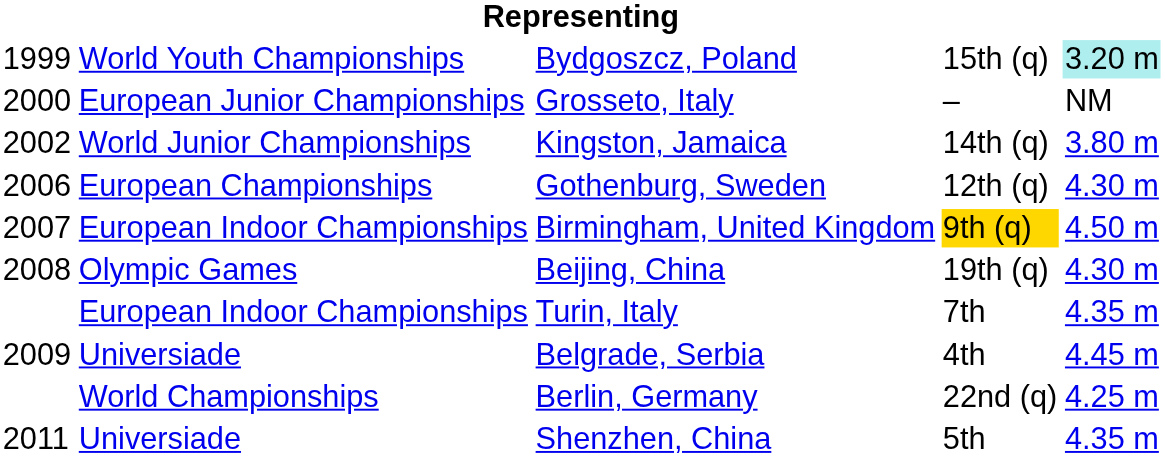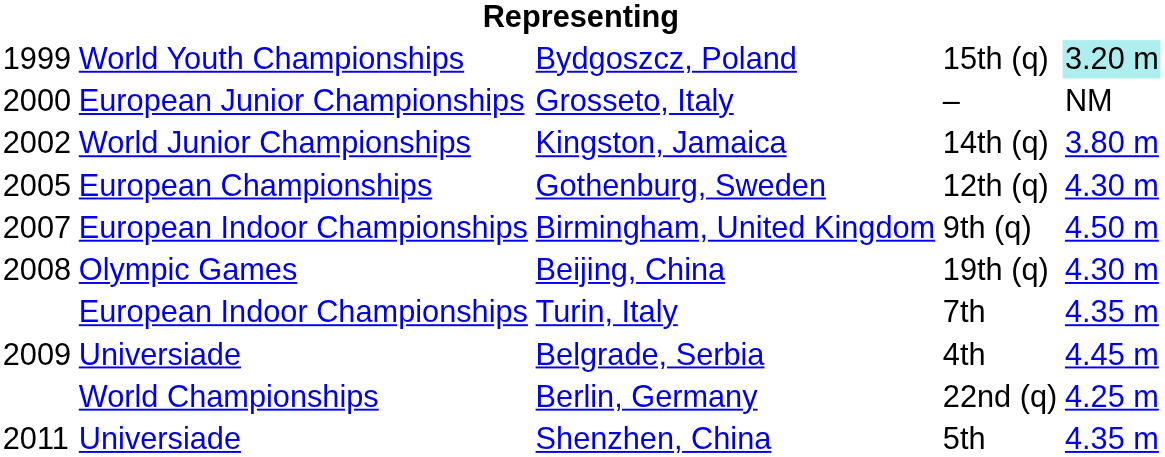(37, 185) 2006 -> (37, 185) 2005
(987, 227) gold background -> (987, 227) no background
